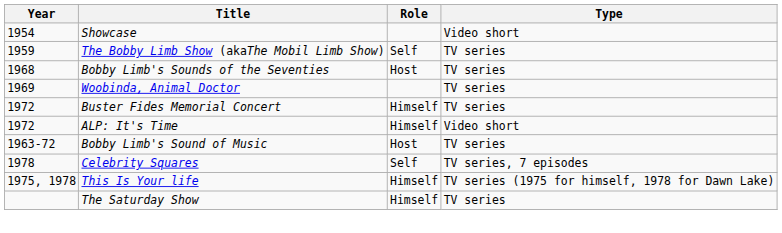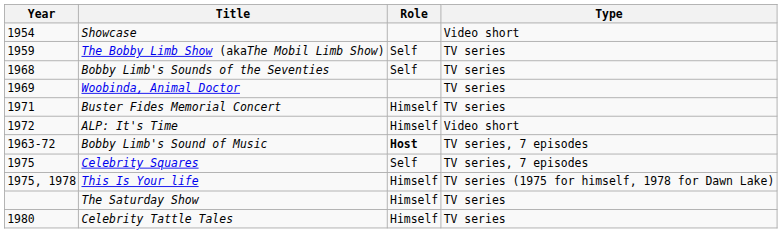(404, 70) Host -> (404, 70) Self
(21, 107) 1972 -> (21, 107) 1971
(404, 144) normal -> (404, 144) bold
(475, 144) TV series -> (516, 144) TV series, 7 episodes
(21, 163) 1978 -> (21, 163) 1975
+ row: (157, 219)
